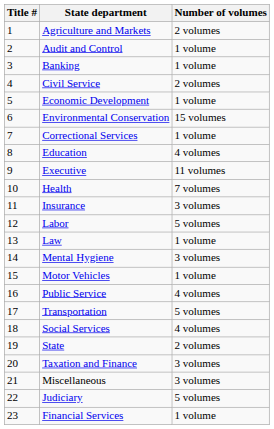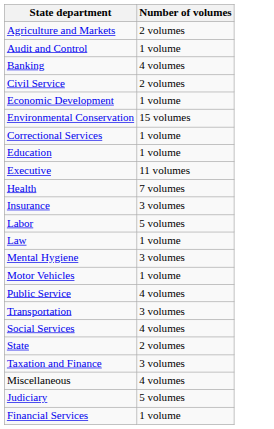- column: (22, 13)
(195, 65) 1 volume -> (162, 65) 4 volumes
(197, 153) 4 volumes -> (160, 153) 1 volume
(197, 310) 5 volumes -> (162, 310) 3 volumes
(197, 380) 3 volumes -> (162, 380) 4 volumes
